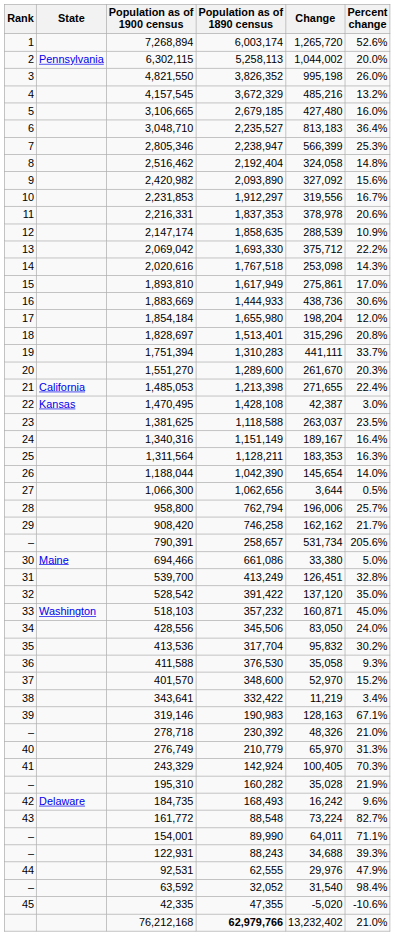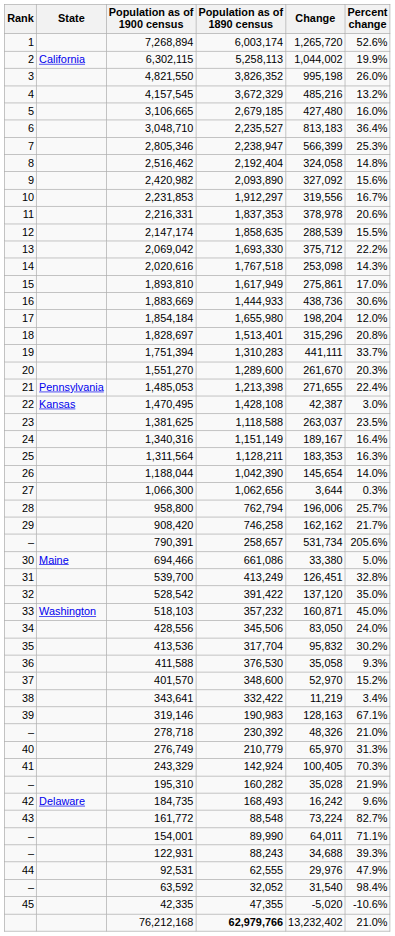(71, 59) Pennsylvania -> (62, 59) California
(372, 59) 20.0% -> (372, 59) 19.9%
(372, 232) 10.9% -> (372, 232) 15.5%
(62, 387) California -> (71, 387) Pennsylvania
(375, 491) 0.5% -> (375, 491) 0.3%
